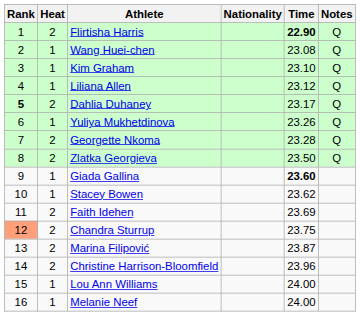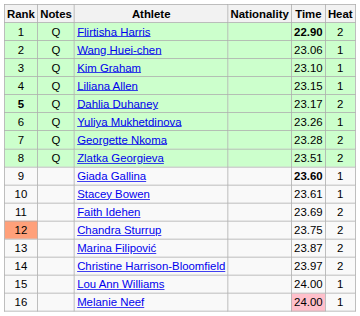columns swapped: (53, 14) <-> (337, 14)
(301, 50) 23.08 -> (308, 50) 23.06
(301, 86) 23.12 -> (308, 86) 23.15
(301, 158) 23.50 -> (308, 158) 23.51
(301, 194) 23.62 -> (308, 194) 23.61
(301, 266) 23.96 -> (308, 266) 23.97
(301, 302) no background -> (308, 302) pink background
